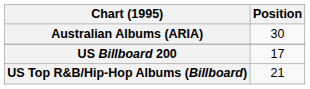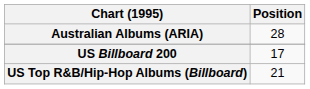(278, 34) 30 -> (278, 34) 28
